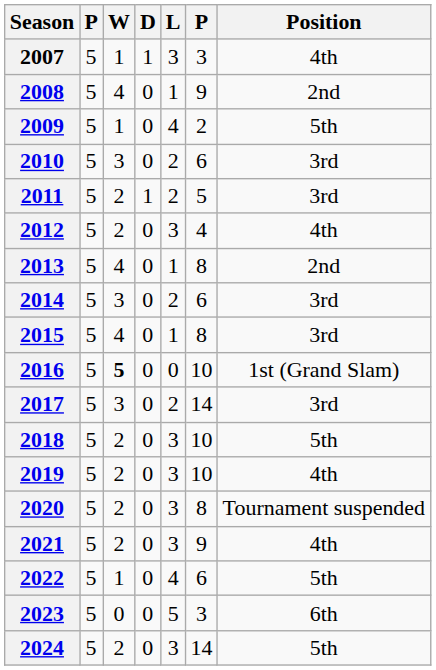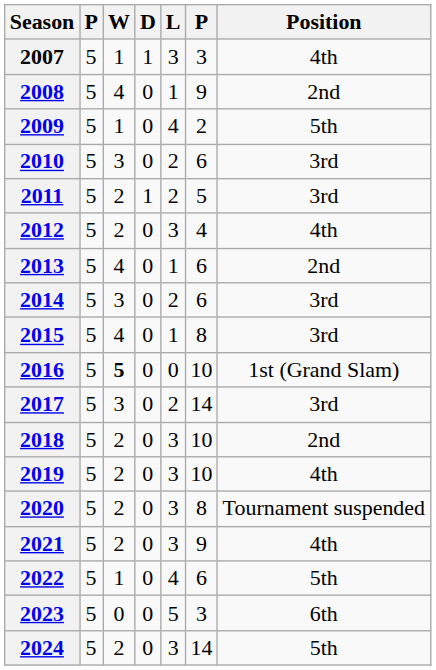(202, 265) 8 -> (202, 265) 6
(324, 439) 5th -> (324, 439) 2nd
